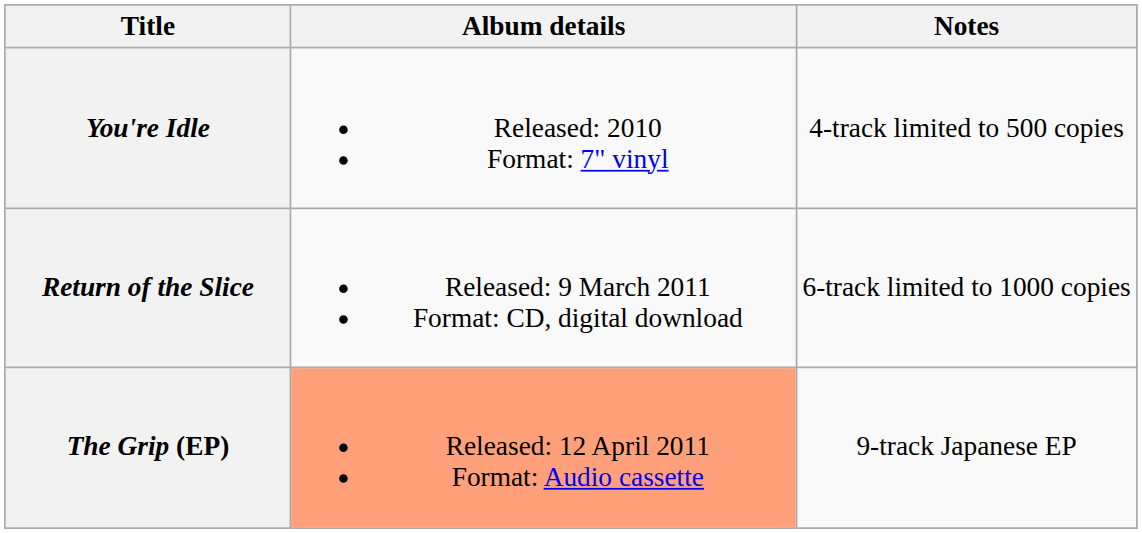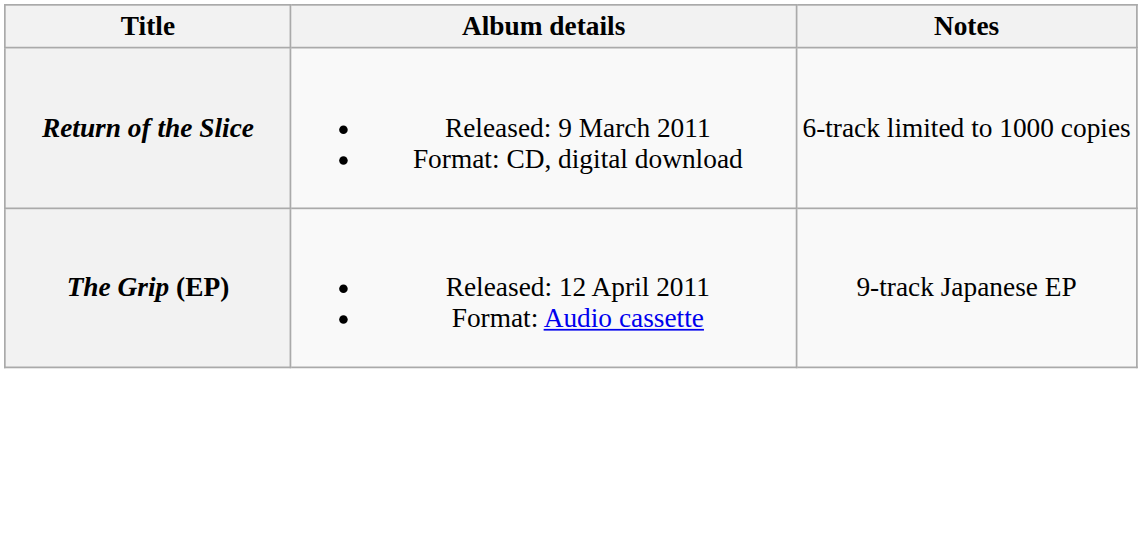- row: (148, 127)
(544, 463) lightsalmon background -> (544, 303) no background
